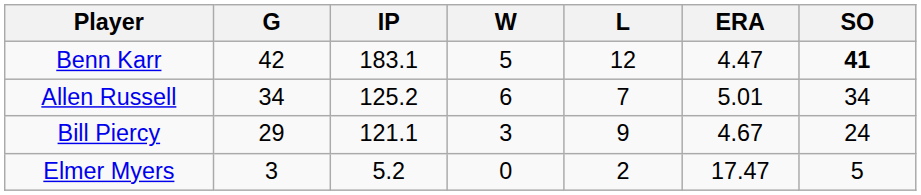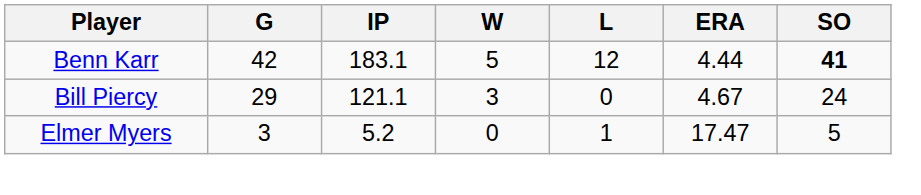(740, 60) 4.47 -> (720, 60) 4.44
- row: (109, 97)
(623, 134) 9 -> (606, 97) 0
(623, 171) 2 -> (606, 134) 1
